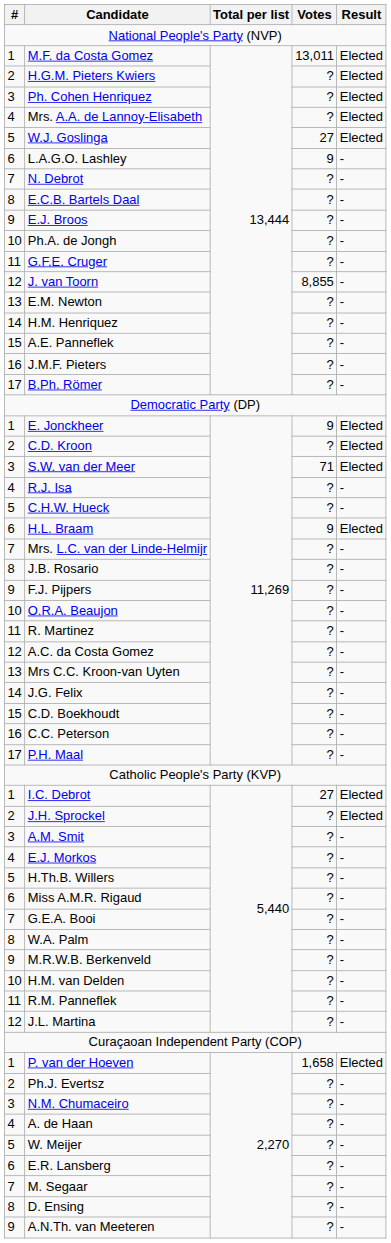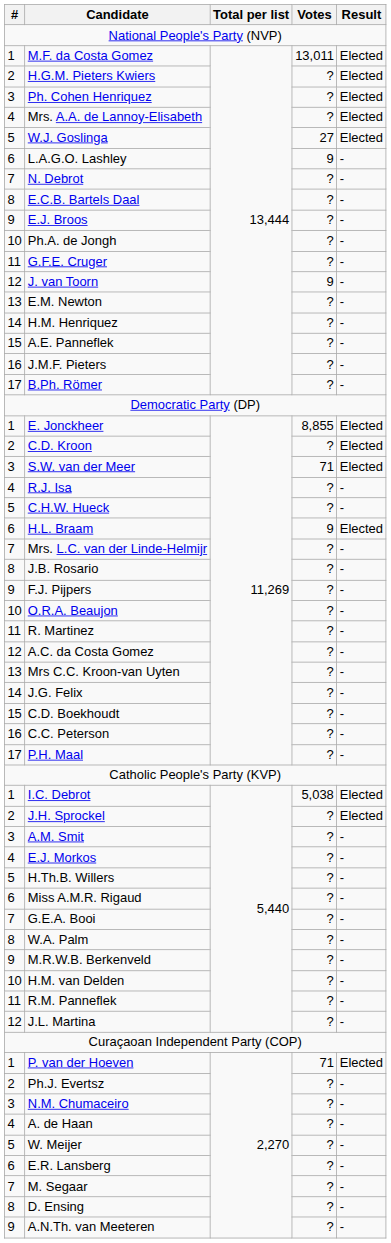(318, 281) 8,855 -> (330, 281) 9
(330, 425) 9 -> (318, 425) 8,855
(327, 795) 27 -> (318, 795) 5,038
(318, 1063) 1,658 -> (327, 1063) 71
